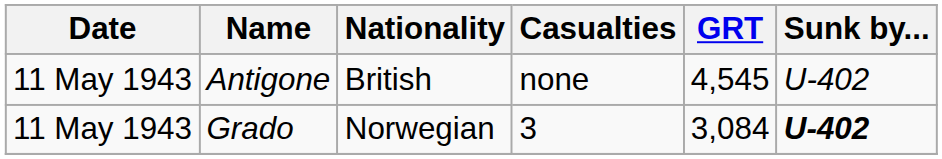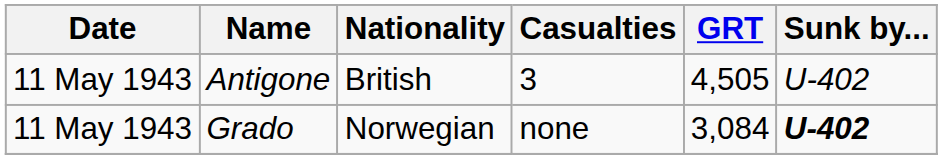(554, 79) none -> (528, 79) 3
(730, 79) 4,545 -> (730, 79) 4,505
(528, 128) 3 -> (554, 128) none
